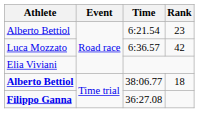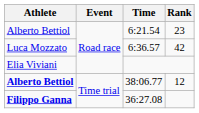(179, 82) 18 -> (179, 82) 12
